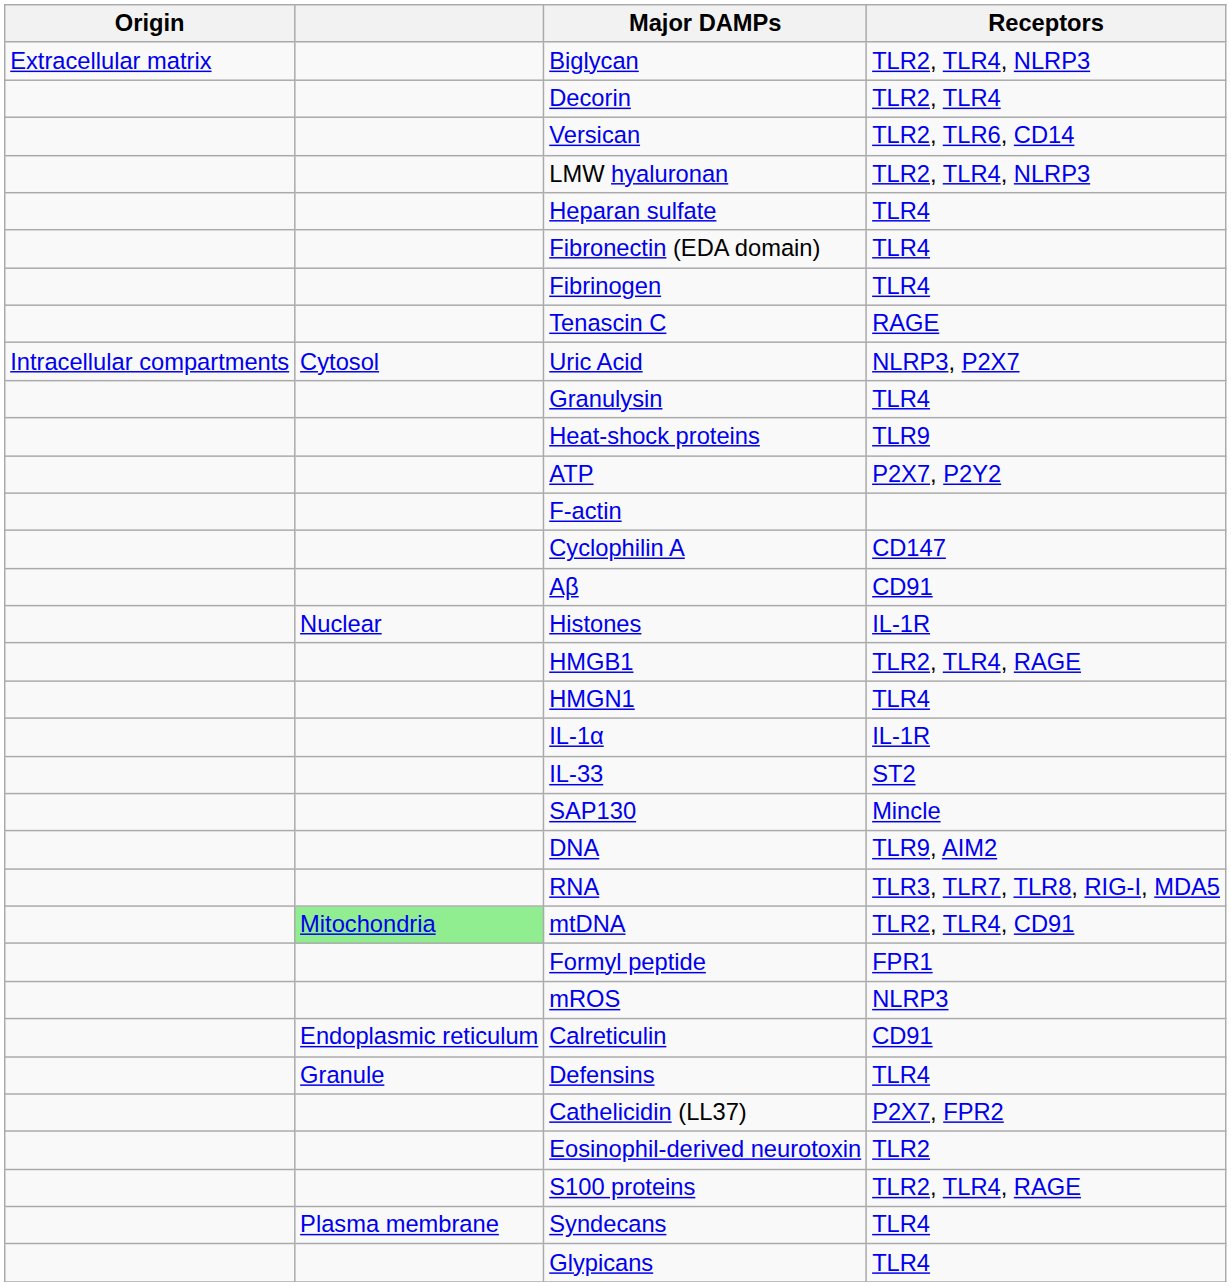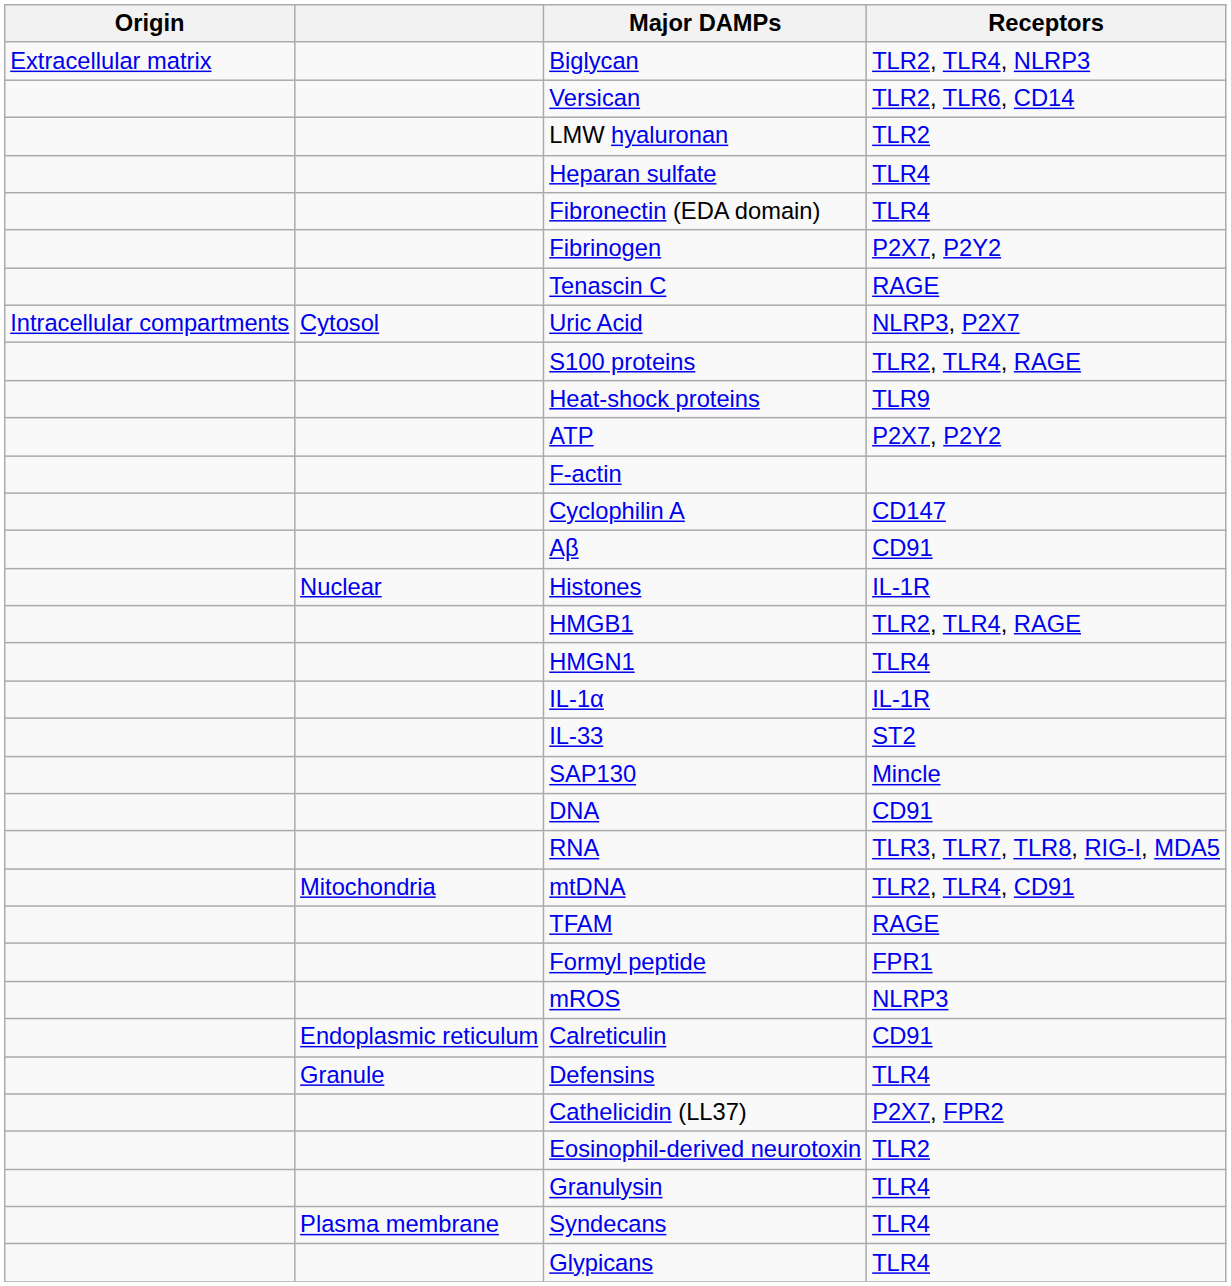- row: (590, 98)
(981, 173) TLR2, TLR4, NLRP3 -> (901, 135) TLR2
(901, 286) TLR4 -> (937, 248) P2X7, P2Y2
rows swapped: (622, 1187) <-> (606, 398)
(935, 849) TLR9, AIM2 -> (902, 811) CD91
(368, 924) lightgreen background -> (368, 887) no background
+ row: (581, 924)
